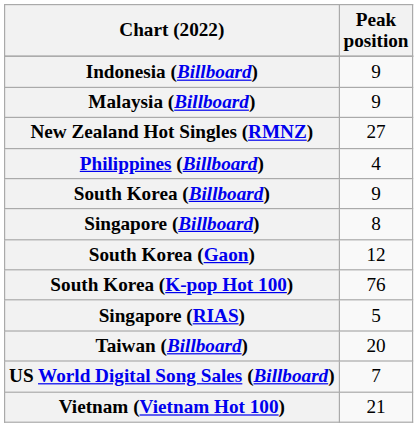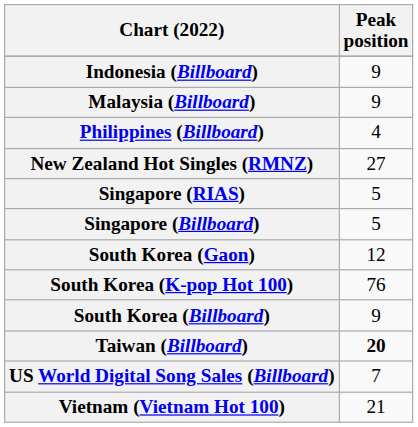rows swapped: (172, 132) <-> (172, 163)
rows swapped: (172, 315) <-> (172, 193)
(376, 224) 8 -> (376, 224) 5
(376, 345) normal -> (376, 345) bold
